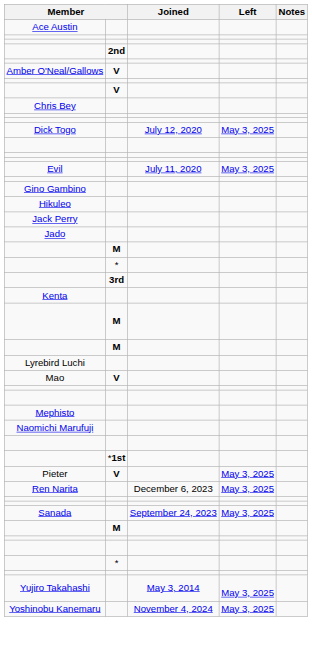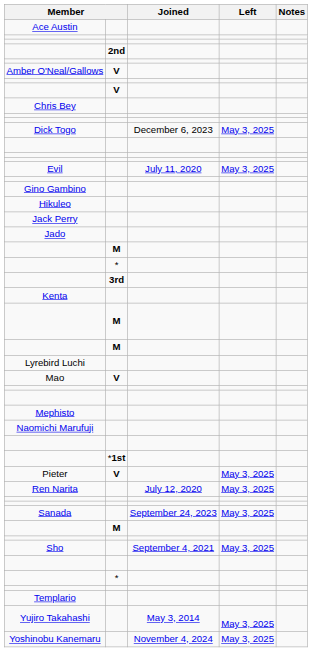(173, 130) July 12, 2020 -> (173, 130) December 6, 2023
(173, 489) December 6, 2023 -> (173, 489) July 12, 2020
+ row: (55, 547)
+ row: (55, 598)
